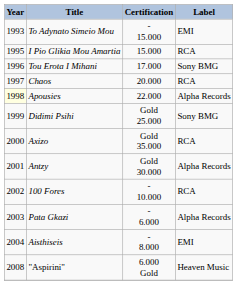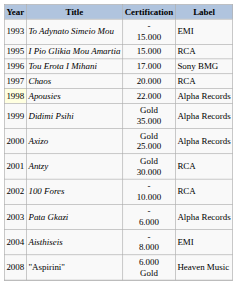(149, 116) Gold 25.000 -> (149, 116) Gold 35.000
(198, 116) Sony BMG -> (204, 116) Alpha Records
(149, 141) Gold 35.000 -> (149, 141) Gold 25.000
(187, 141) RCA -> (204, 141) Alpha Records
(204, 166) Alpha Records -> (187, 166) RCA
